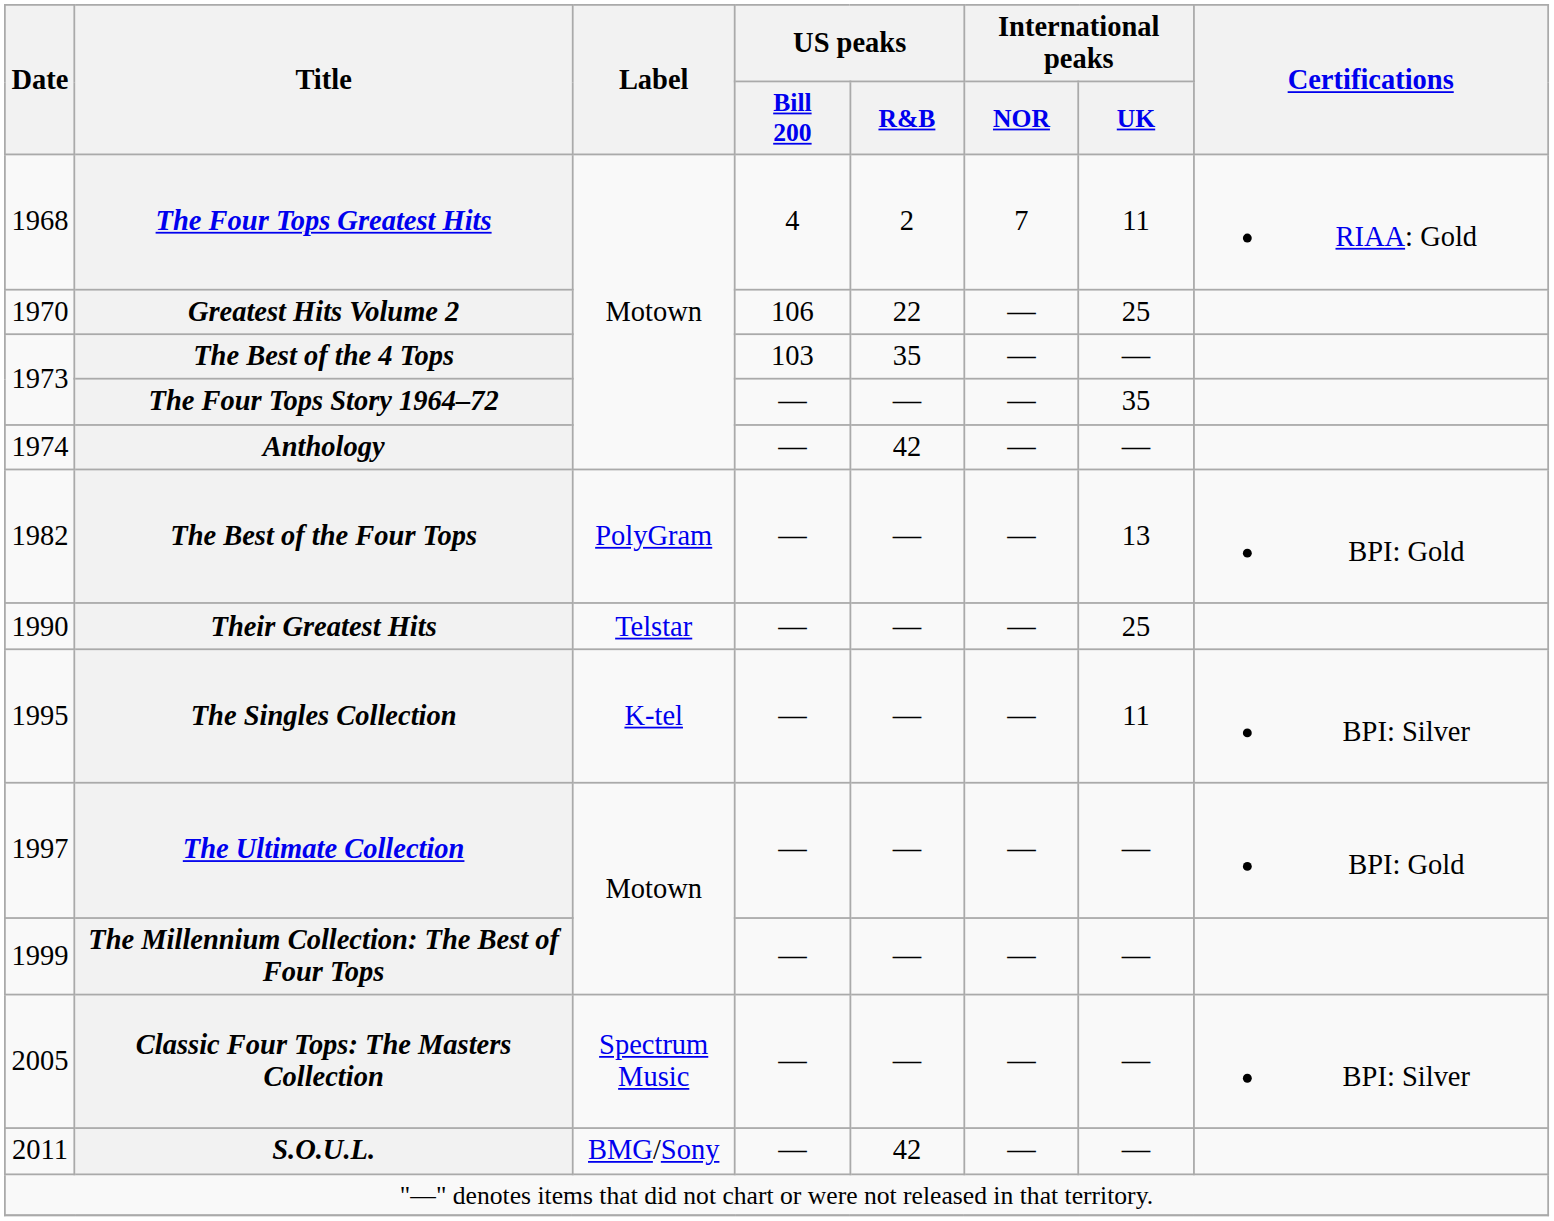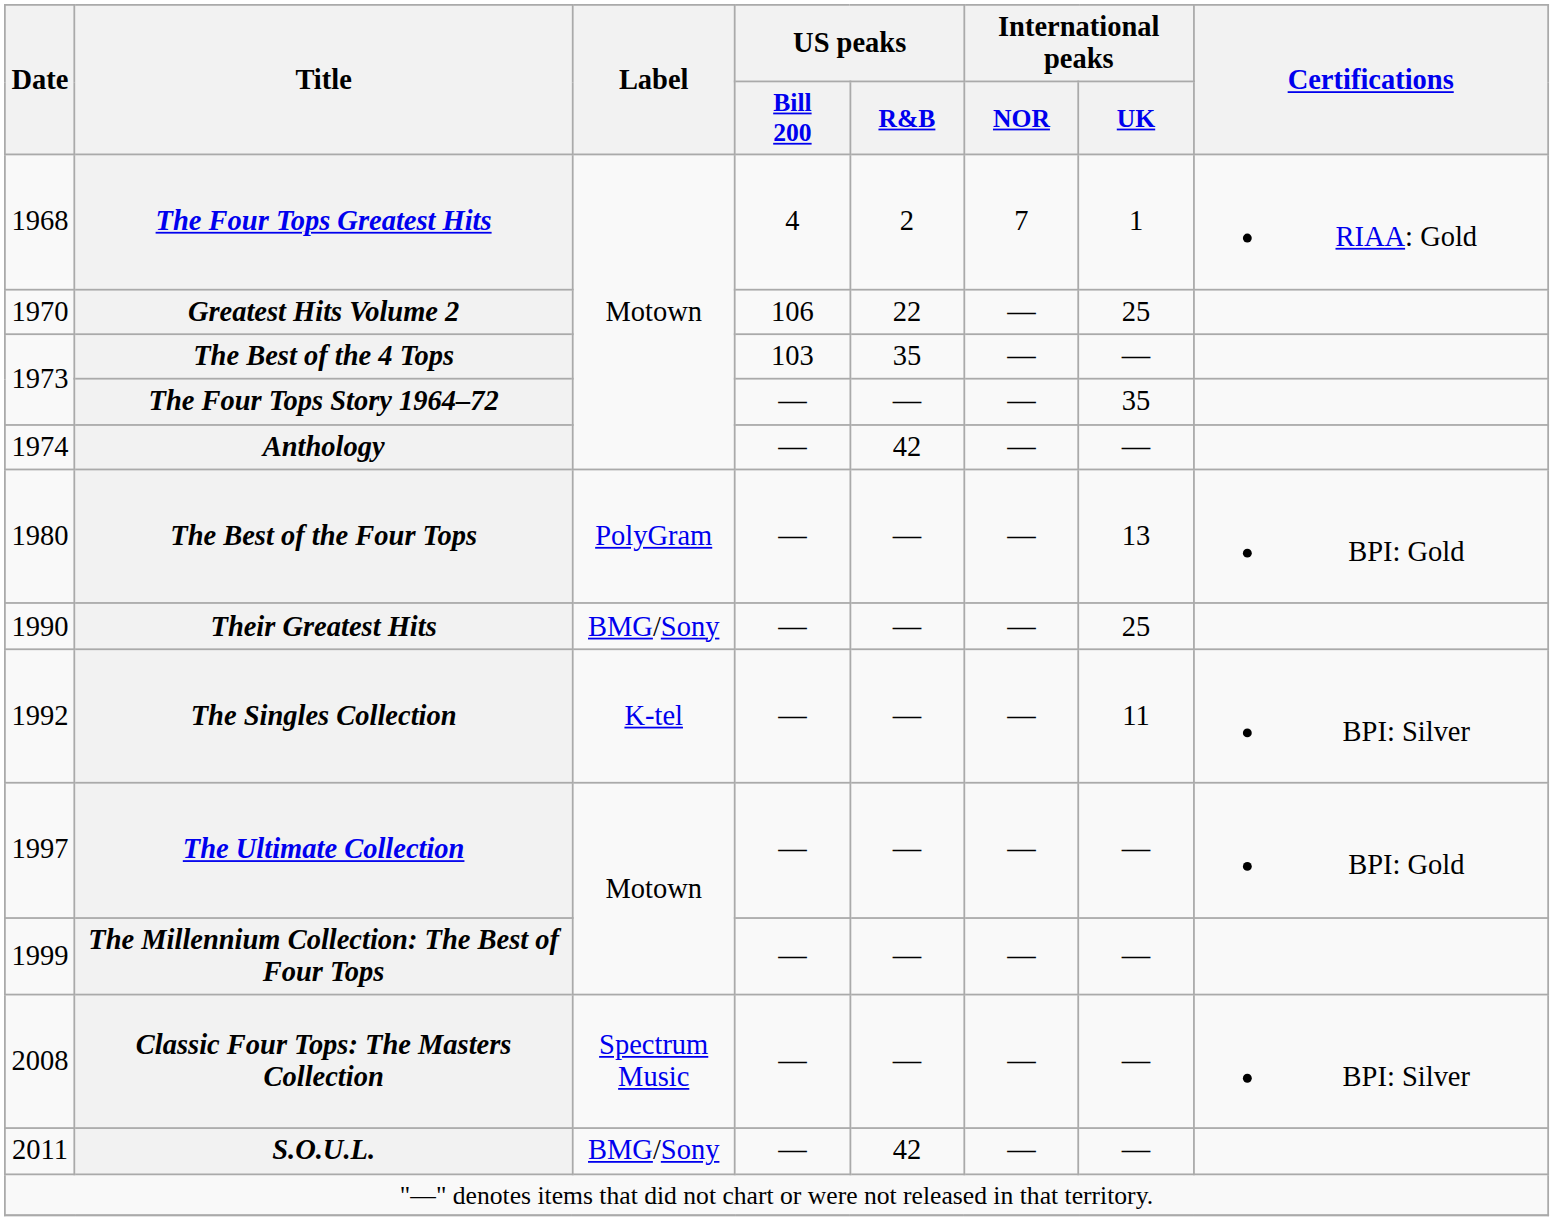(1136, 221) 11 -> (1136, 221) 1
(40, 536) 1982 -> (40, 536) 1980
(654, 625) Telstar -> (654, 625) BMG/Sony
(40, 715) 1995 -> (40, 715) 1992
(40, 1061) 2005 -> (40, 1061) 2008
